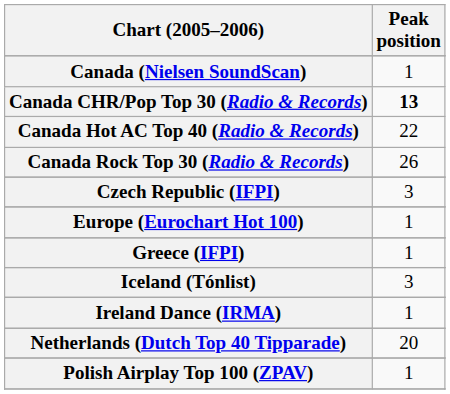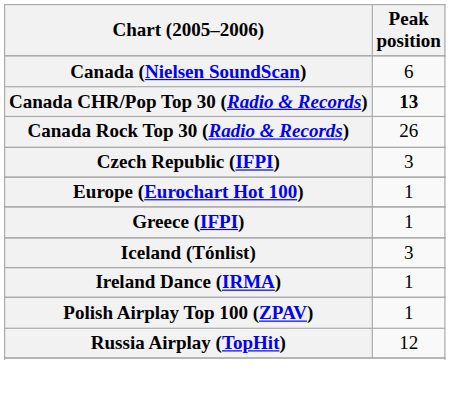(409, 71) 1 -> (409, 71) 6
- row: (188, 131)
- row: (188, 342)
+ row: (188, 342)
